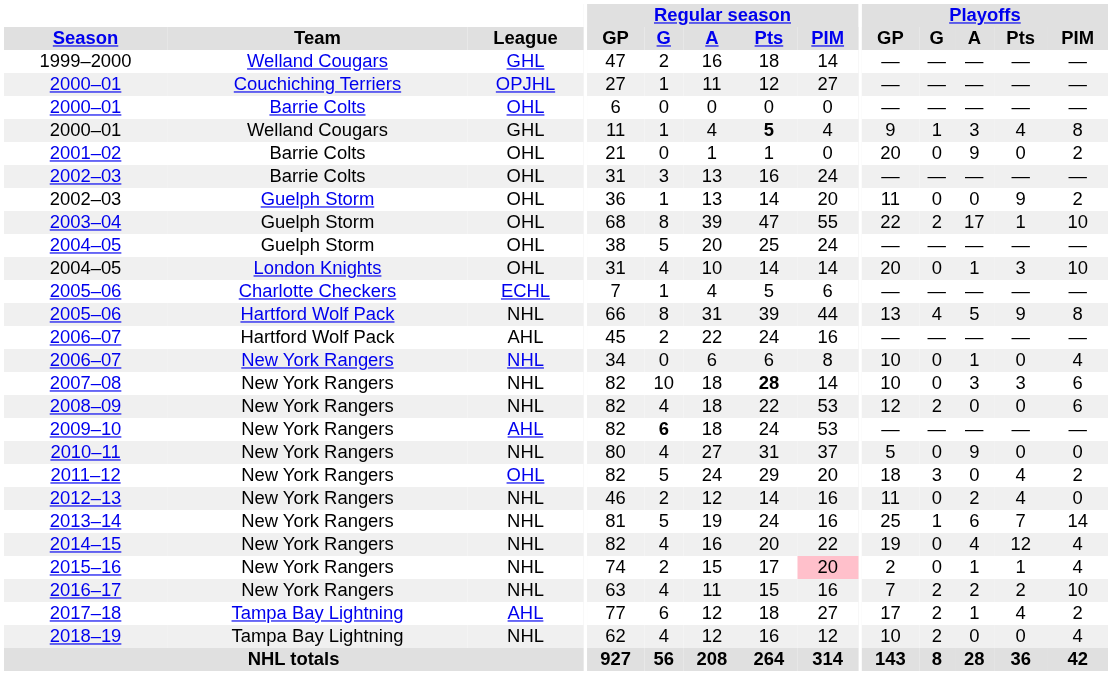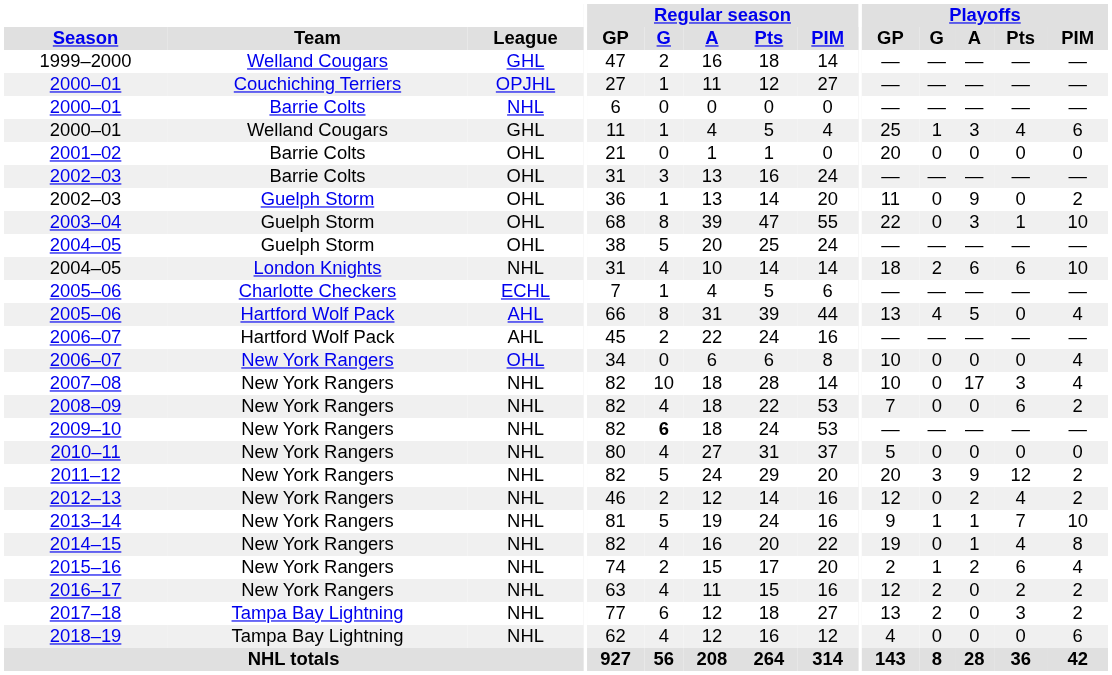(525, 107) OHL -> (525, 107) NHL
(769, 130) bold -> (769, 130) normal
(890, 130) 9 -> (890, 130) 25
(1078, 130) 8 -> (1078, 130) 6
(974, 153) 9 -> (974, 153) 0
(1078, 153) 2 -> (1078, 153) 0
(974, 199) 0 -> (974, 199) 9
(1021, 199) 9 -> (1021, 199) 0
(937, 222) 2 -> (937, 222) 0
(974, 222) 17 -> (974, 222) 3
(525, 268) OHL -> (525, 268) NHL
(890, 268) 20 -> (890, 268) 18
(937, 268) 0 -> (937, 268) 2
(974, 268) 1 -> (974, 268) 6
(1021, 268) 3 -> (1021, 268) 6
(525, 314) NHL -> (525, 314) AHL
(1021, 314) 9 -> (1021, 314) 0
(1078, 314) 8 -> (1078, 314) 4
(525, 360) NHL -> (525, 360) OHL
(974, 360) 1 -> (974, 360) 0
(769, 383) bold -> (769, 383) normal
(974, 383) 3 -> (974, 383) 17
(1078, 383) 6 -> (1078, 383) 4
(890, 406) 12 -> (890, 406) 7
(937, 406) 2 -> (937, 406) 0
(1021, 406) 0 -> (1021, 406) 6
(1078, 406) 6 -> (1078, 406) 2
(525, 429) AHL -> (525, 429) NHL
(974, 452) 9 -> (974, 452) 0
(525, 475) OHL -> (525, 475) NHL
(890, 475) 18 -> (890, 475) 20
(974, 475) 0 -> (974, 475) 9
(1021, 475) 4 -> (1021, 475) 12
(890, 498) 11 -> (890, 498) 12
(1078, 498) 0 -> (1078, 498) 2
(890, 521) 25 -> (890, 521) 9
(974, 521) 6 -> (974, 521) 1
(1078, 521) 14 -> (1078, 521) 10
(974, 544) 4 -> (974, 544) 1
(1021, 544) 12 -> (1021, 544) 4
(1078, 544) 4 -> (1078, 544) 8
(828, 567) pink background -> (828, 567) no background
(937, 567) 0 -> (937, 567) 1
(974, 567) 1 -> (974, 567) 2
(1021, 567) 1 -> (1021, 567) 6
(890, 590) 7 -> (890, 590) 12
(974, 590) 2 -> (974, 590) 0
(1078, 590) 10 -> (1078, 590) 2
(525, 613) AHL -> (525, 613) NHL
(890, 613) 17 -> (890, 613) 13
(974, 613) 1 -> (974, 613) 0
(1021, 613) 4 -> (1021, 613) 3
(890, 636) 10 -> (890, 636) 4
(937, 636) 2 -> (937, 636) 0
(1078, 636) 4 -> (1078, 636) 6
